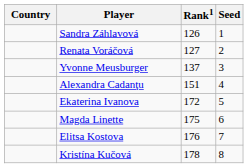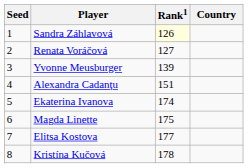columns swapped: (31, 14) <-> (229, 14)
(192, 33) no background -> (166, 33) lightyellow background
(192, 67) 137 -> (166, 67) 139
(192, 102) 172 -> (166, 102) 174
(192, 136) 176 -> (166, 136) 177
